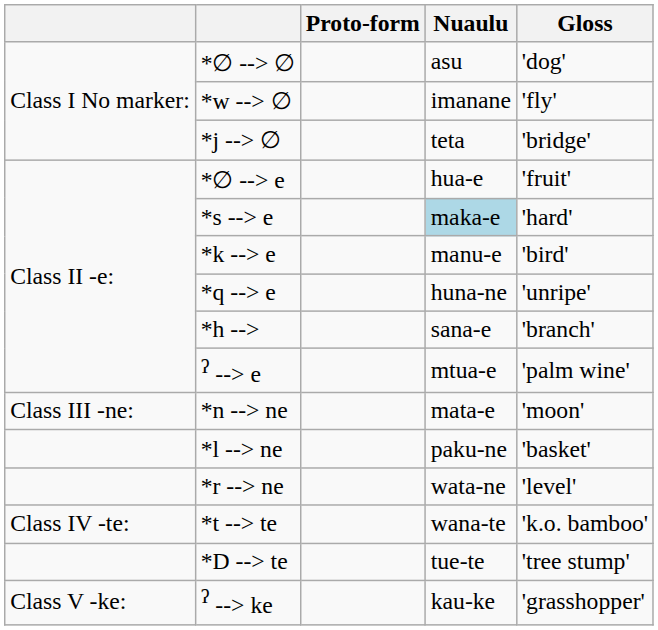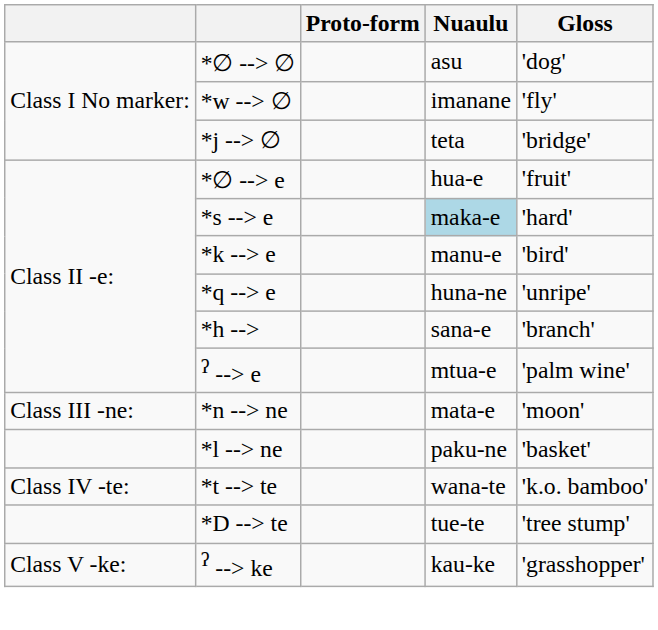- row: (242, 486)
